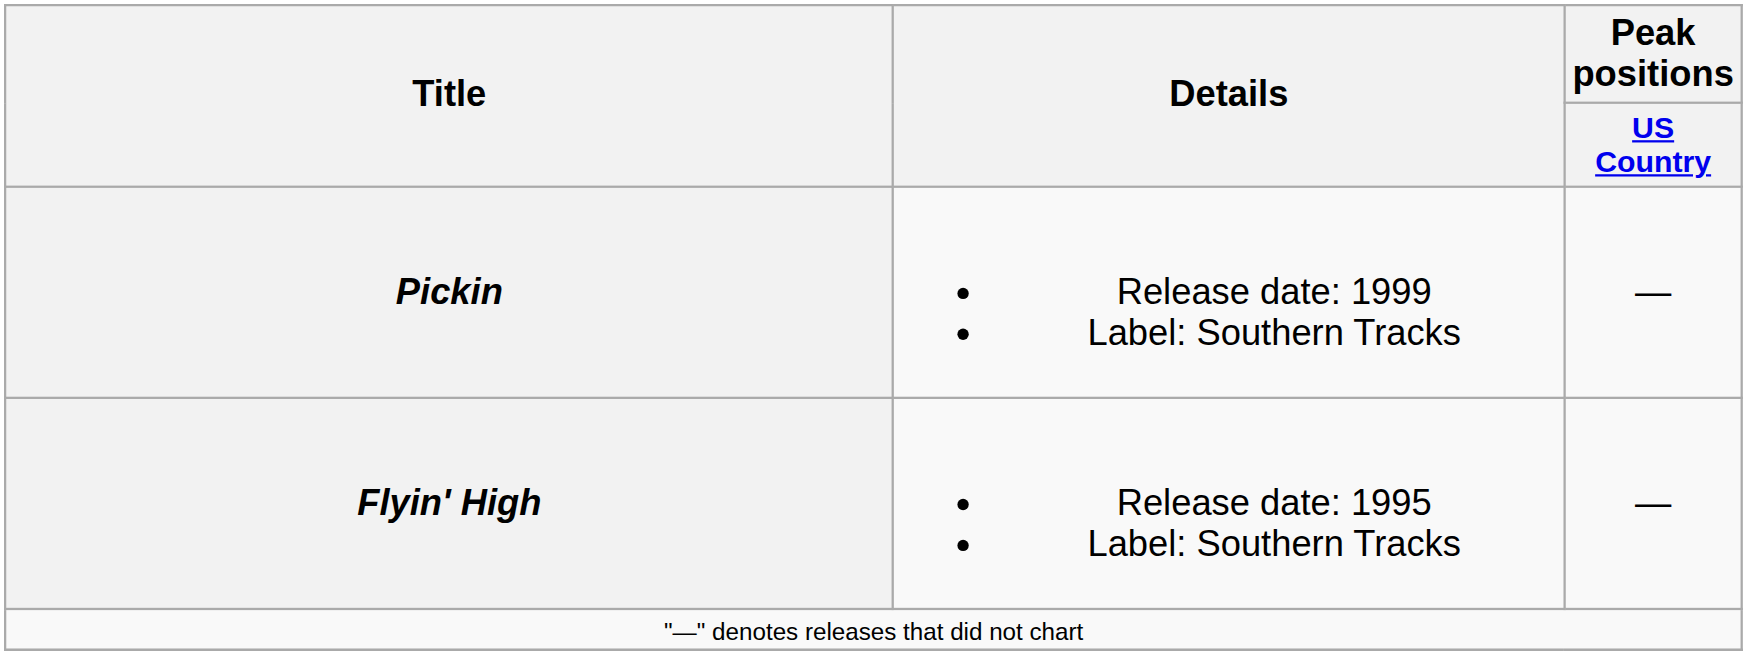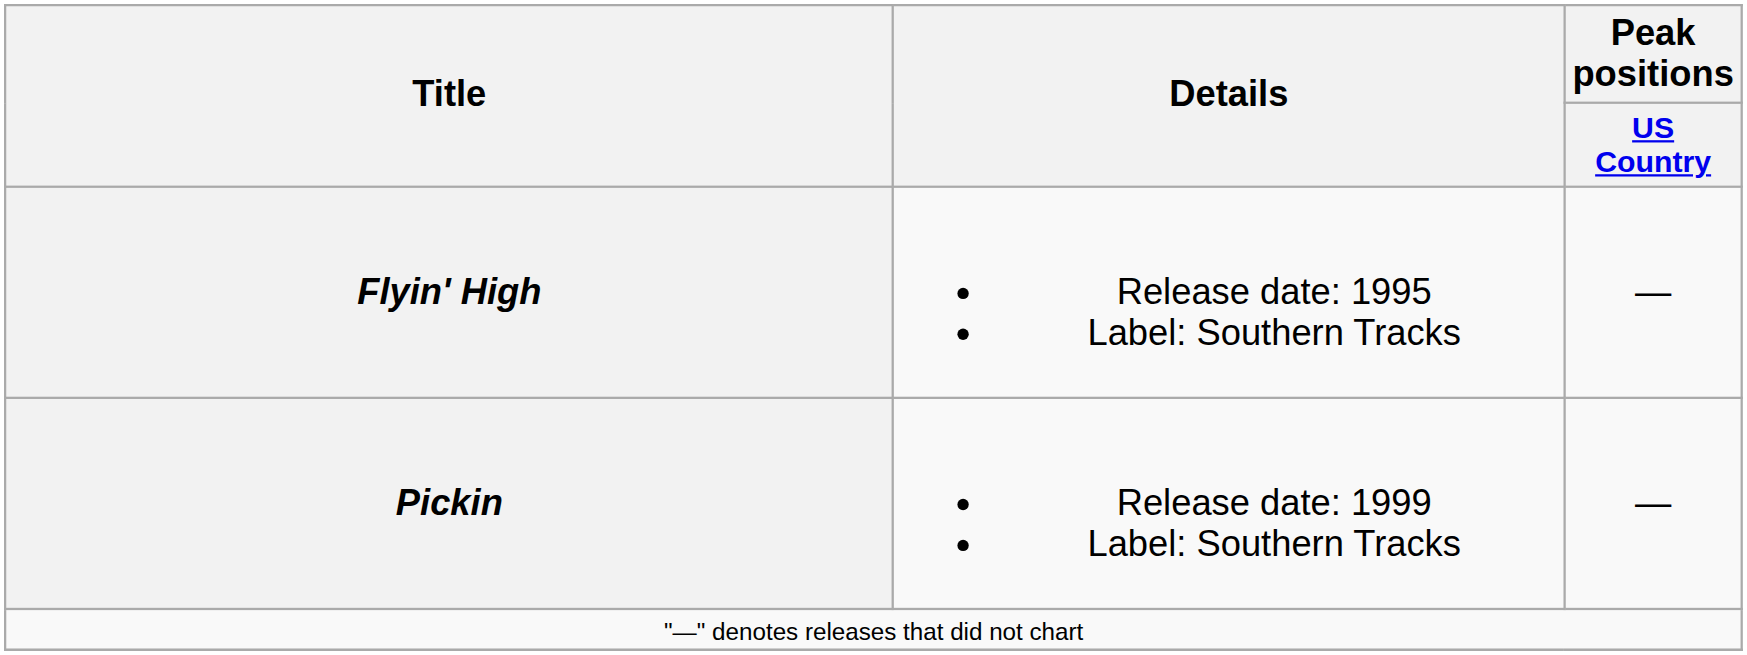rows swapped: (449, 503) <-> (449, 291)
